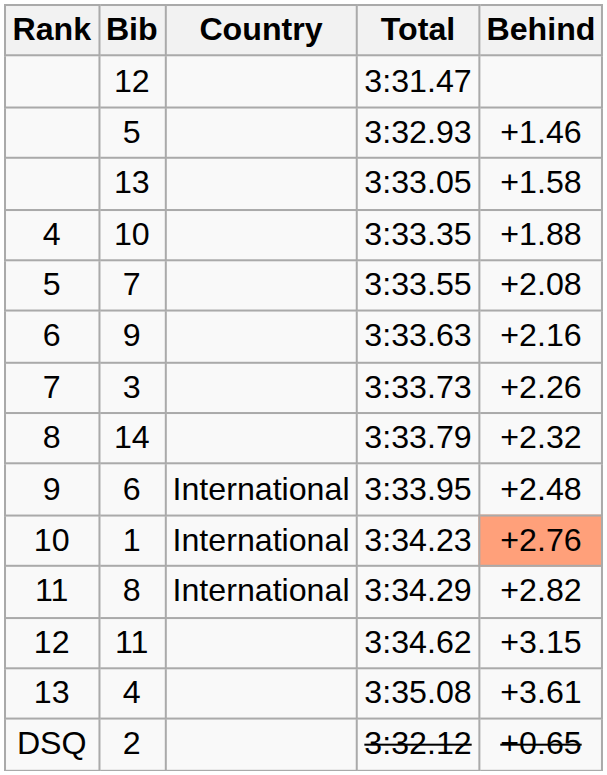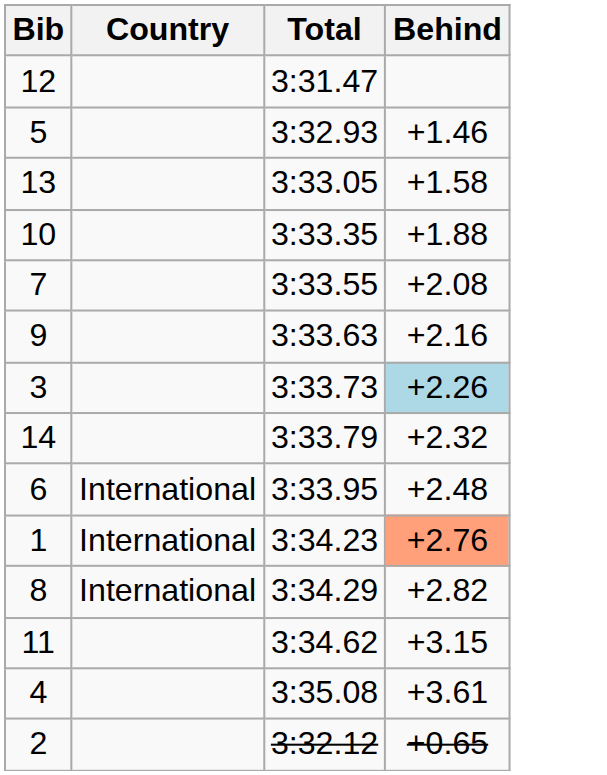- column: (52, 30)
(541, 387) no background -> (448, 387) lightblue background
